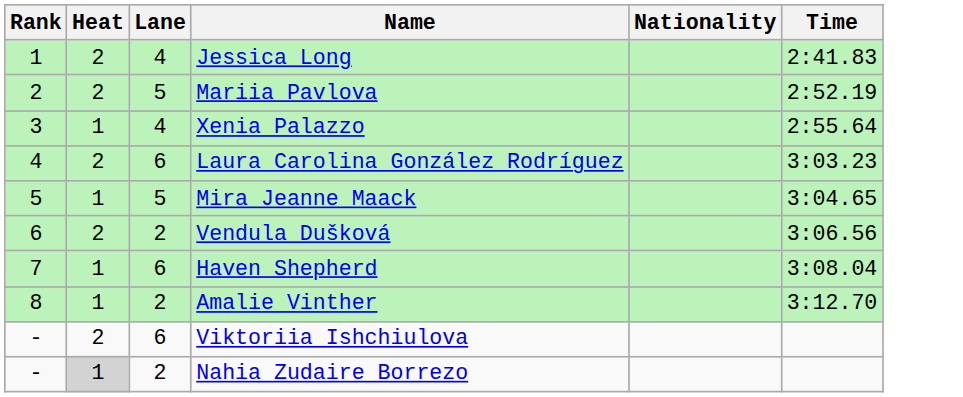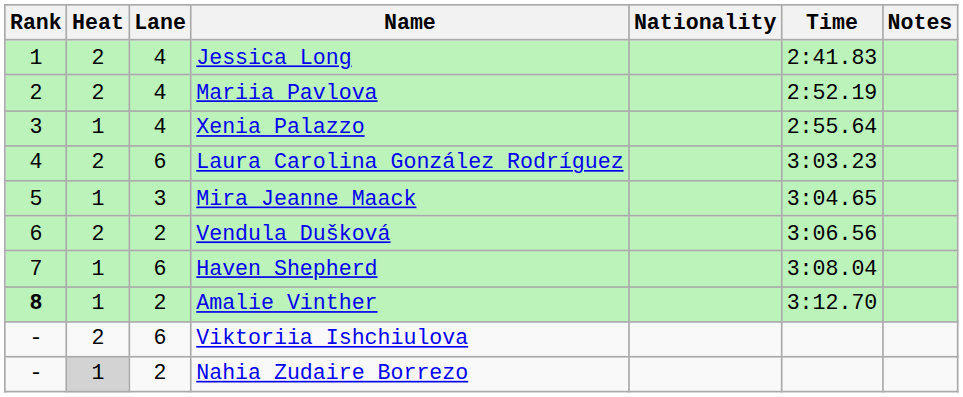+ column: (920, 22)
(160, 93) 5 -> (160, 93) 4
(160, 198) 5 -> (160, 198) 3
(36, 304) normal -> (36, 304) bold
